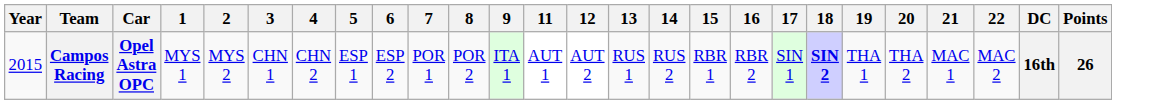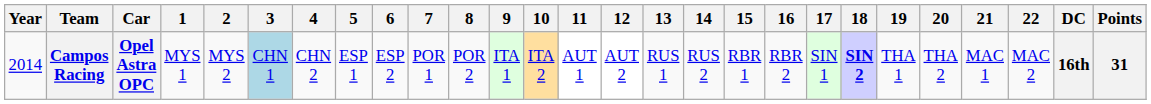+ column: (541, 17)
(25, 65) 2015 -> (25, 65) 2014
(270, 65) no background -> (270, 65) lightblue background
(1085, 65) 26 -> (1120, 65) 31
